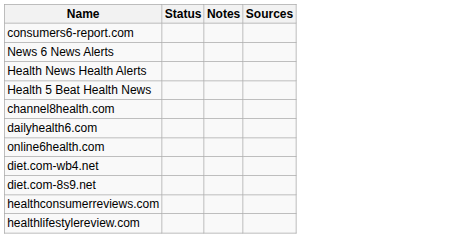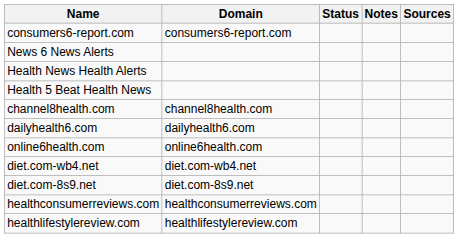+ column: (241, 14)
